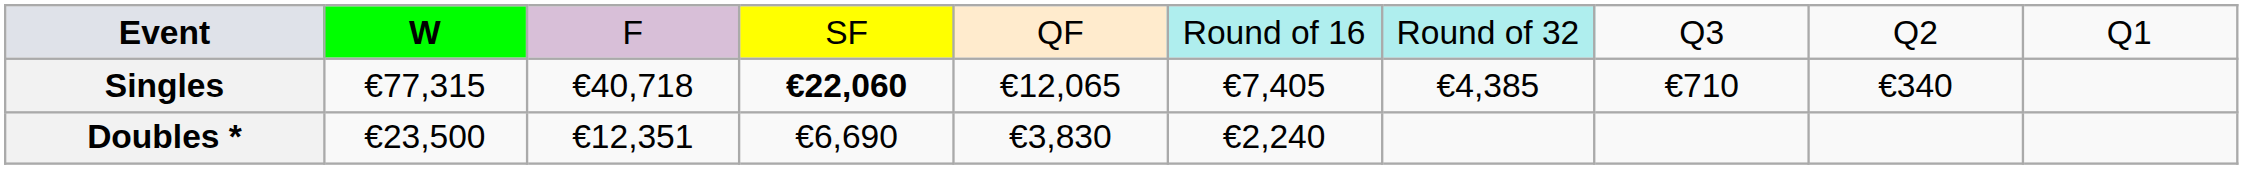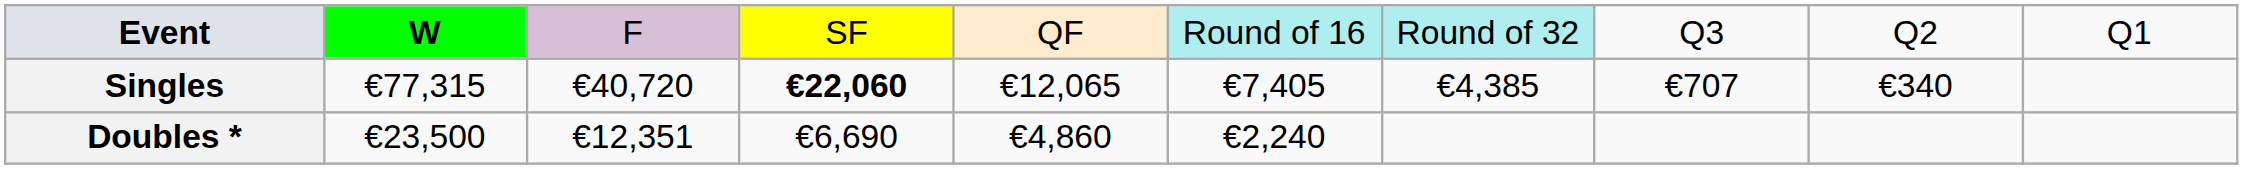(633, 85) €40,718 -> (633, 85) €40,720
(1702, 85) €710 -> (1702, 85) €707
(1060, 138) €3,830 -> (1060, 138) €4,860
